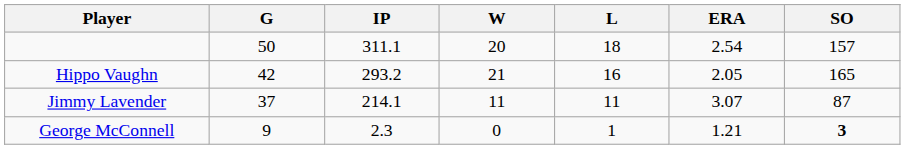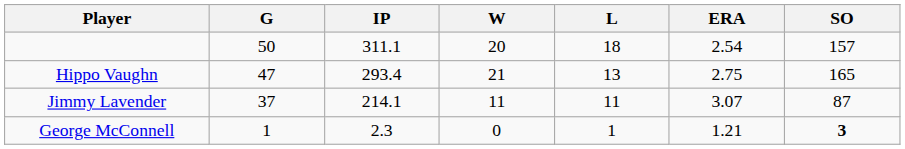(267, 74) 42 -> (267, 74) 47
(382, 74) 293.2 -> (382, 74) 293.4
(612, 74) 16 -> (612, 74) 13
(727, 74) 2.05 -> (727, 74) 2.75
(267, 130) 9 -> (267, 130) 1
